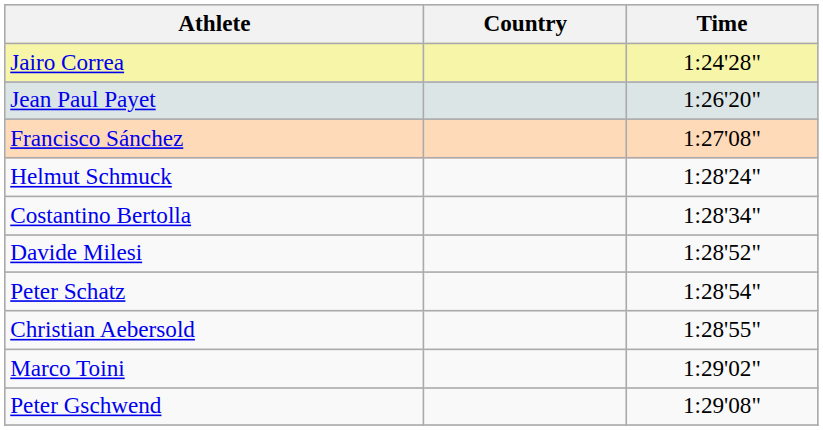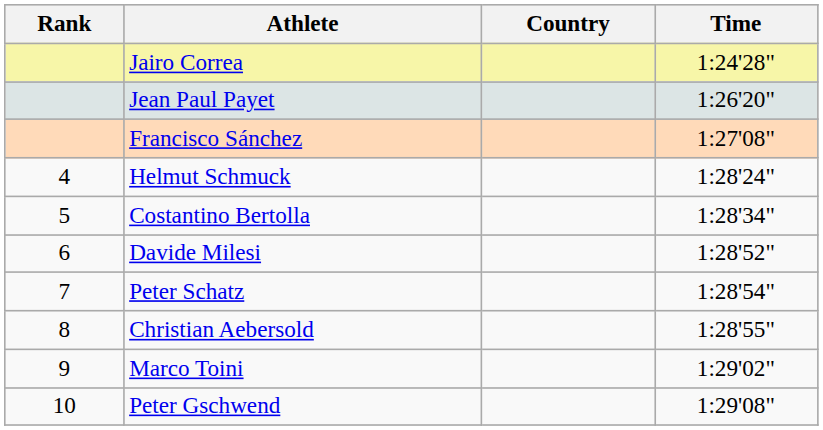+ column: (64, 24)
